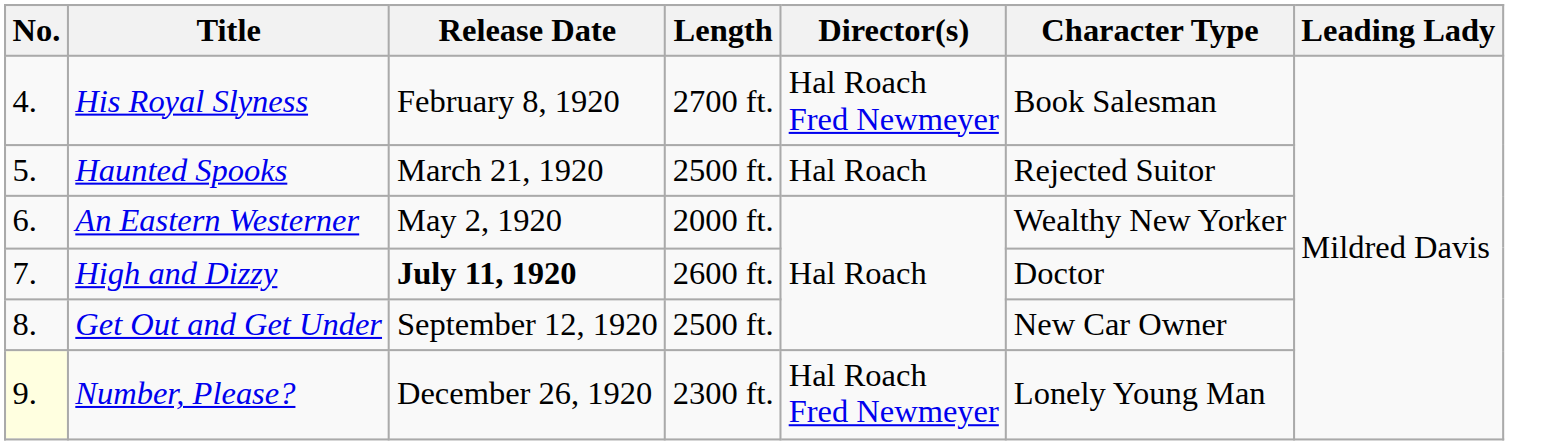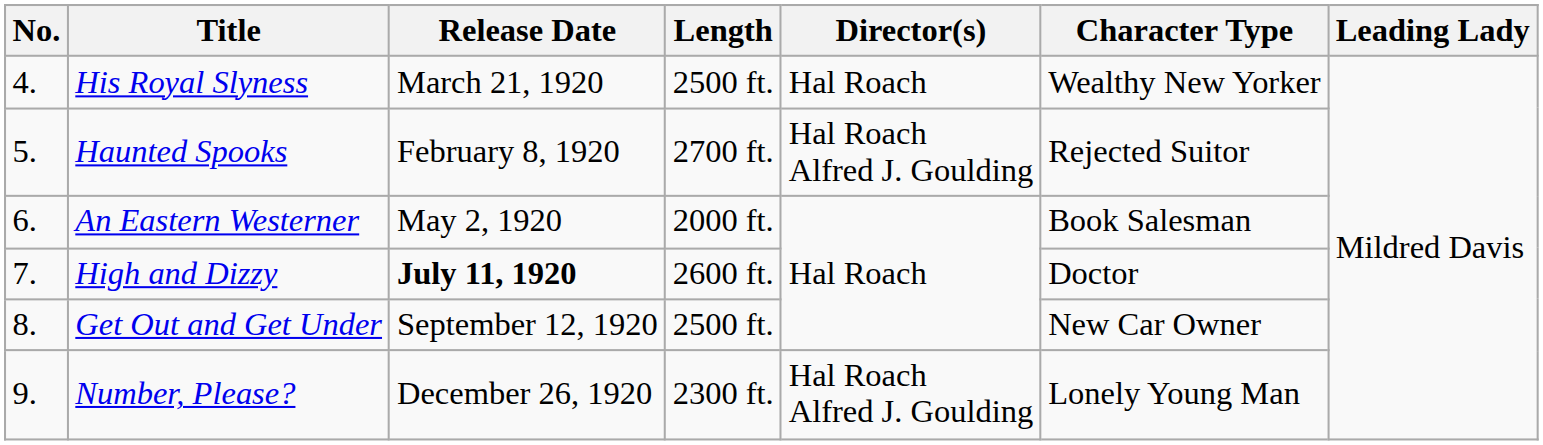(508, 100) February 8, 1920 -> (500, 81) March 21, 1920
(723, 100) 2700 ft. -> (723, 81) 2500 ft.
(894, 100) Hal Roach Fred Newmeyer -> (858, 81) Hal Roach
(1115, 100) Book Salesman -> (1184, 81) Wealthy New Yorker
(500, 169) March 21, 1920 -> (508, 151) February 8, 1920
(723, 169) 2500 ft. -> (723, 151) 2700 ft.
(858, 169) Hal Roach -> (911, 151) Hal Roach Alfred J. Goulding
(1150, 221) Wealthy New Yorker -> (1150, 221) Book Salesman
(25, 394) lightyellow background -> (25, 394) no background
(894, 394) Hal Roach Fred Newmeyer -> (911, 394) Hal Roach Alfred J. Goulding
